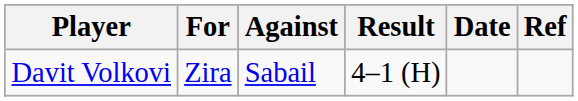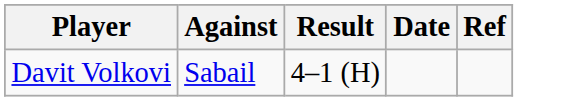- column: (208, 27)
